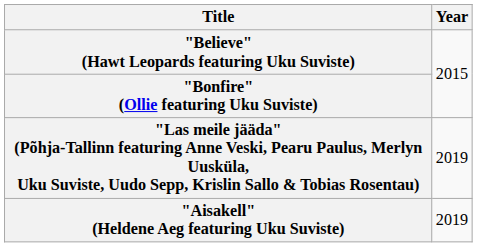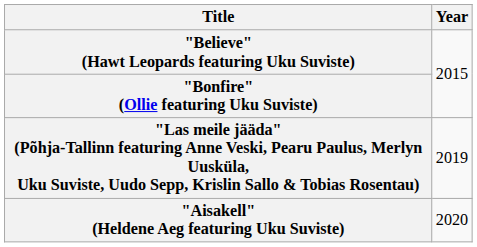(452, 219) 2019 -> (452, 219) 2020
